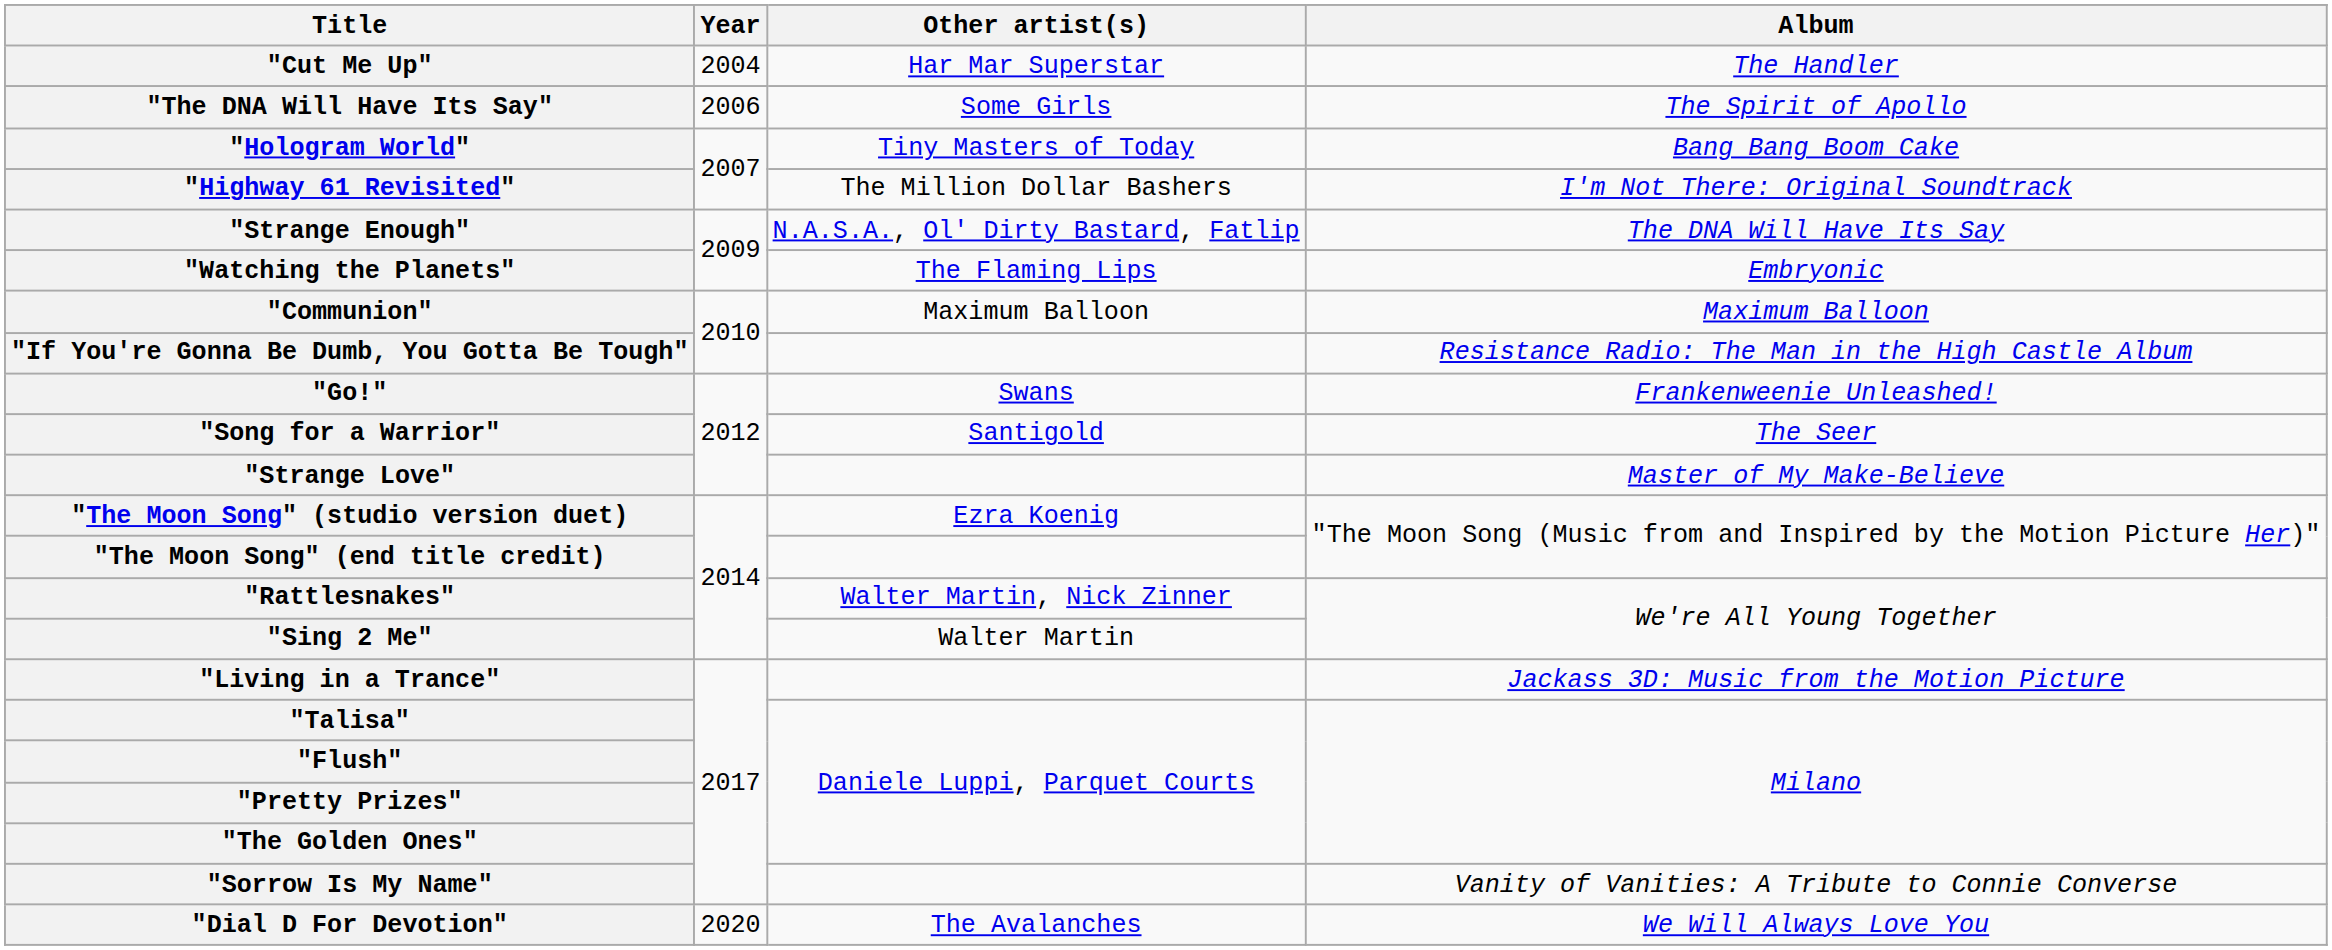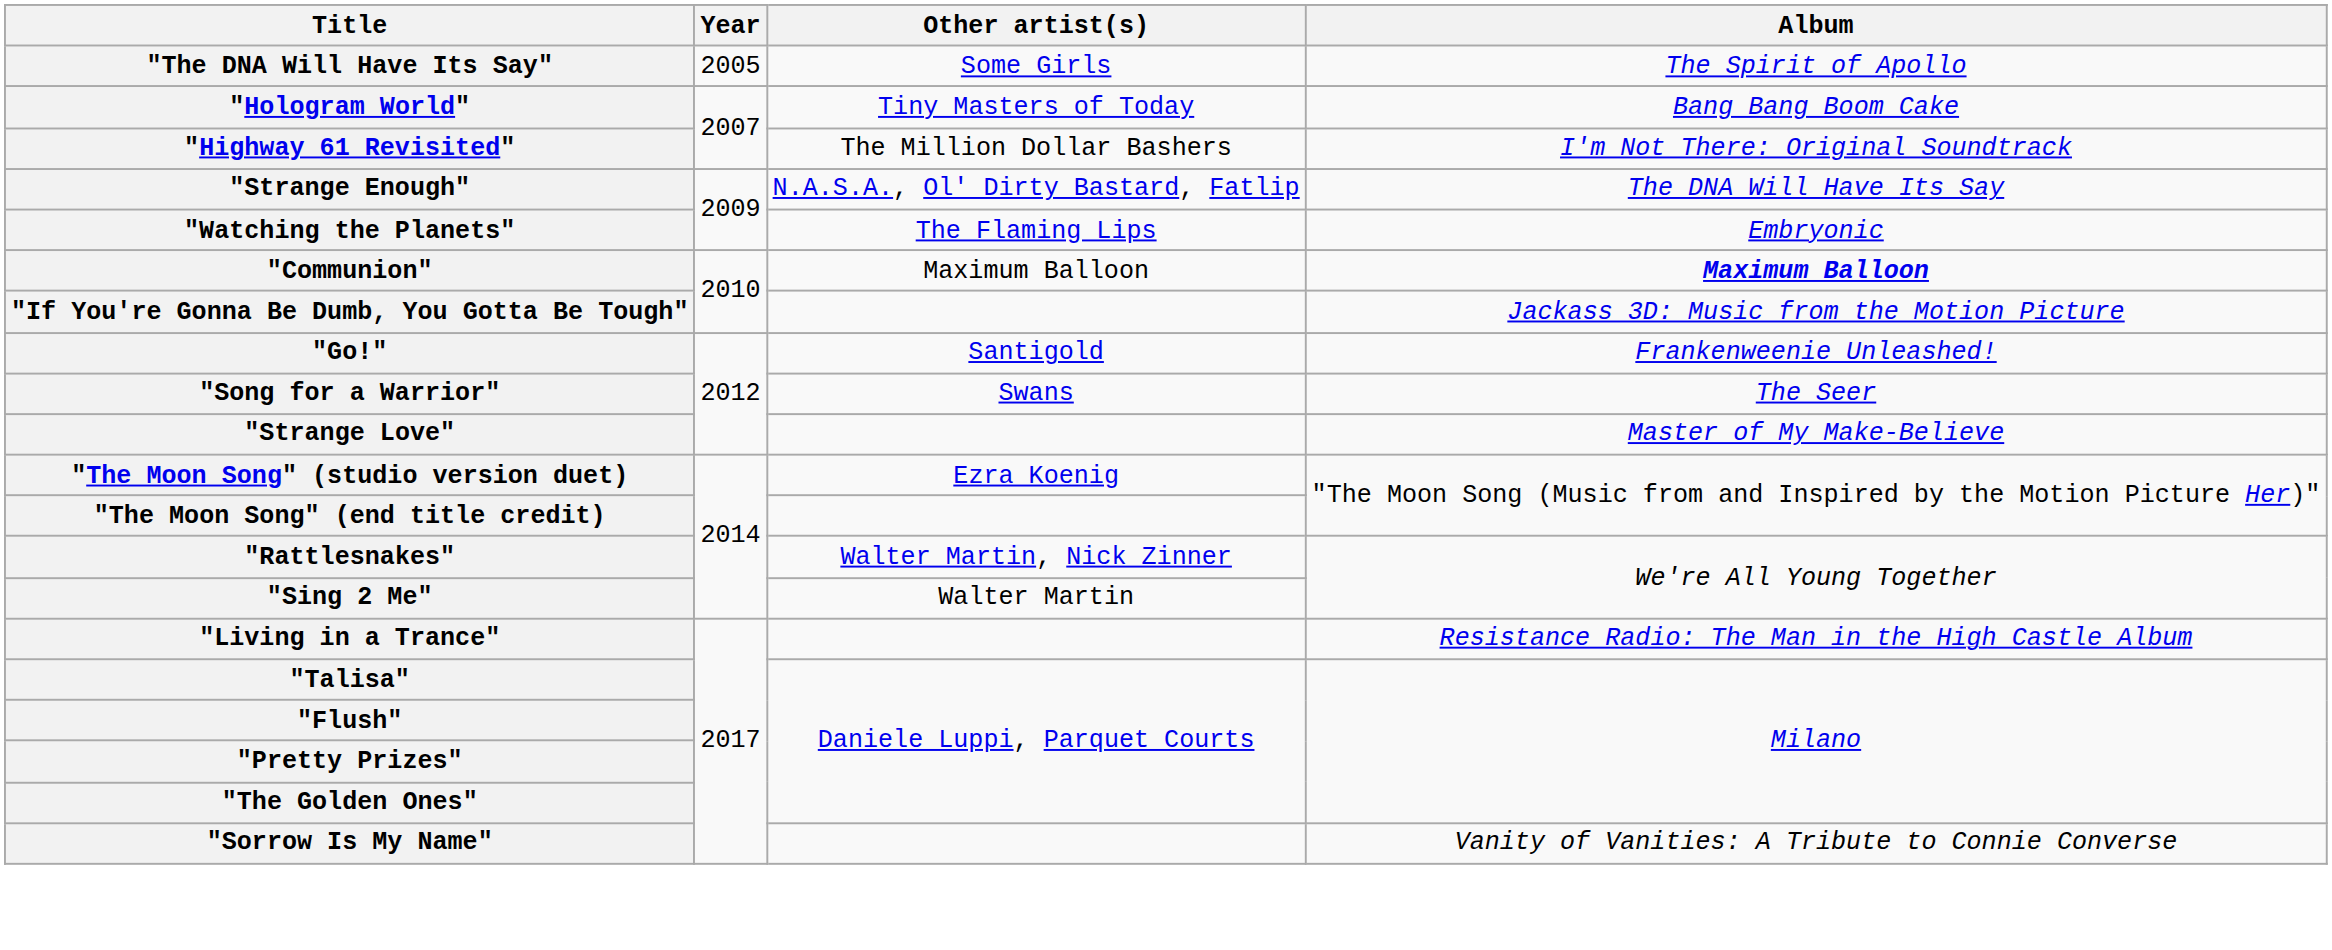- row: (350, 66)
(731, 107) 2006 -> (731, 66) 2005
(1816, 312) normal -> (1816, 271) bold
(1816, 353) Resistance Radio: The Man in the High Castle Album -> (1816, 312) Jackass 3D: Music from the Motion Picture
(1036, 393) Swans -> (1036, 353) Santigold
(1036, 434) Santigold -> (1036, 393) Swans
(1816, 680) Jackass 3D: Music from the Motion Picture -> (1816, 639) Resistance Radio: The Man in the High Castle Album
- row: (350, 925)
